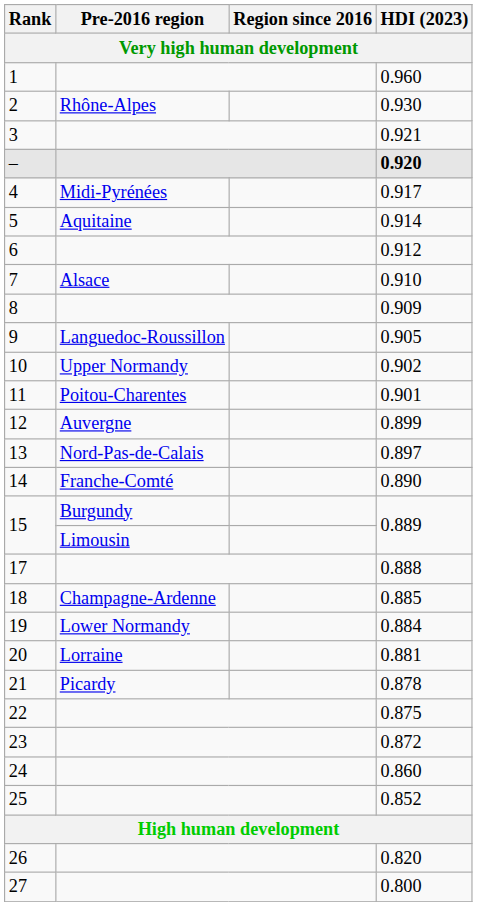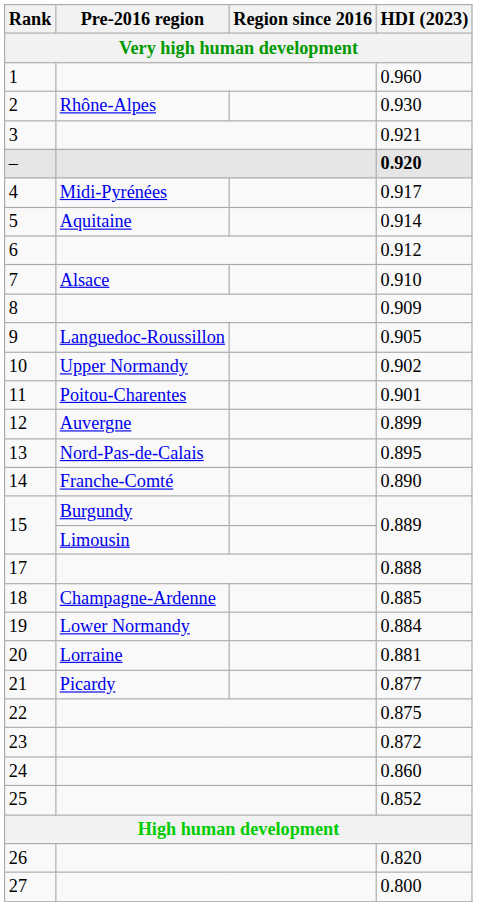(401, 452) 0.897 -> (401, 452) 0.895
(401, 684) 0.878 -> (401, 684) 0.877
